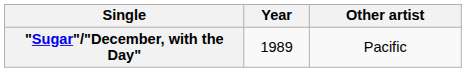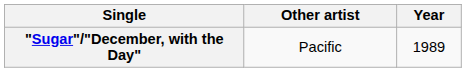columns swapped: (277, 16) <-> (385, 16)
